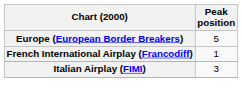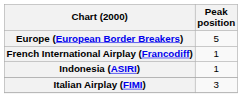+ row: (100, 69)
